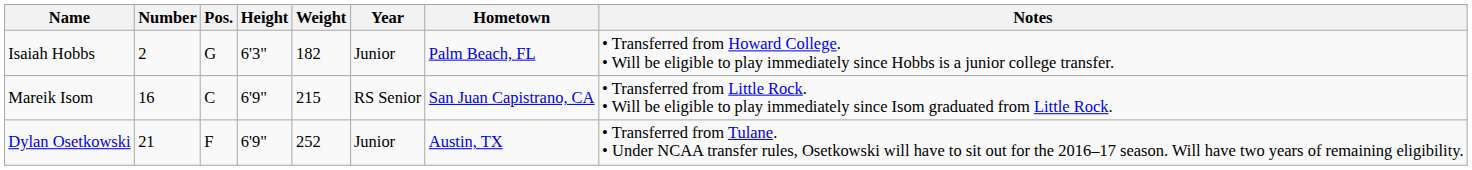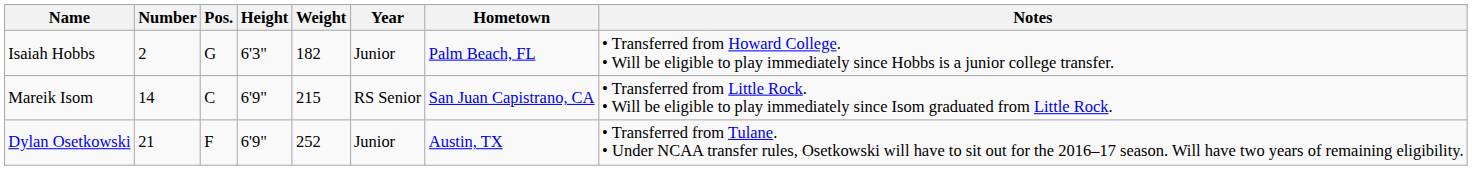(146, 97) 16 -> (146, 97) 14
